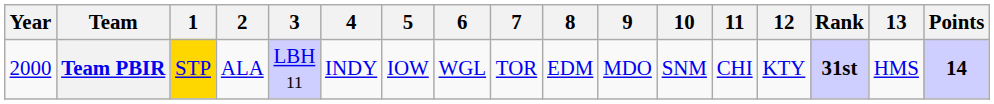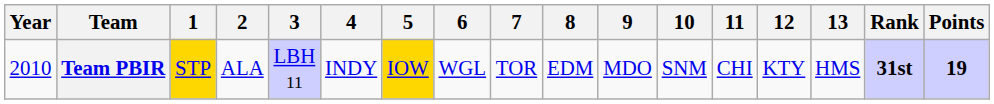columns swapped: (896, 22) <-> (839, 22)
(30, 68) 2000 -> (30, 68) 2010
(408, 68) no background -> (408, 68) gold background
(957, 68) 14 -> (957, 68) 19
